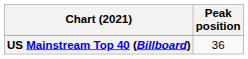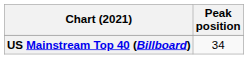(218, 44) 36 -> (218, 44) 34
